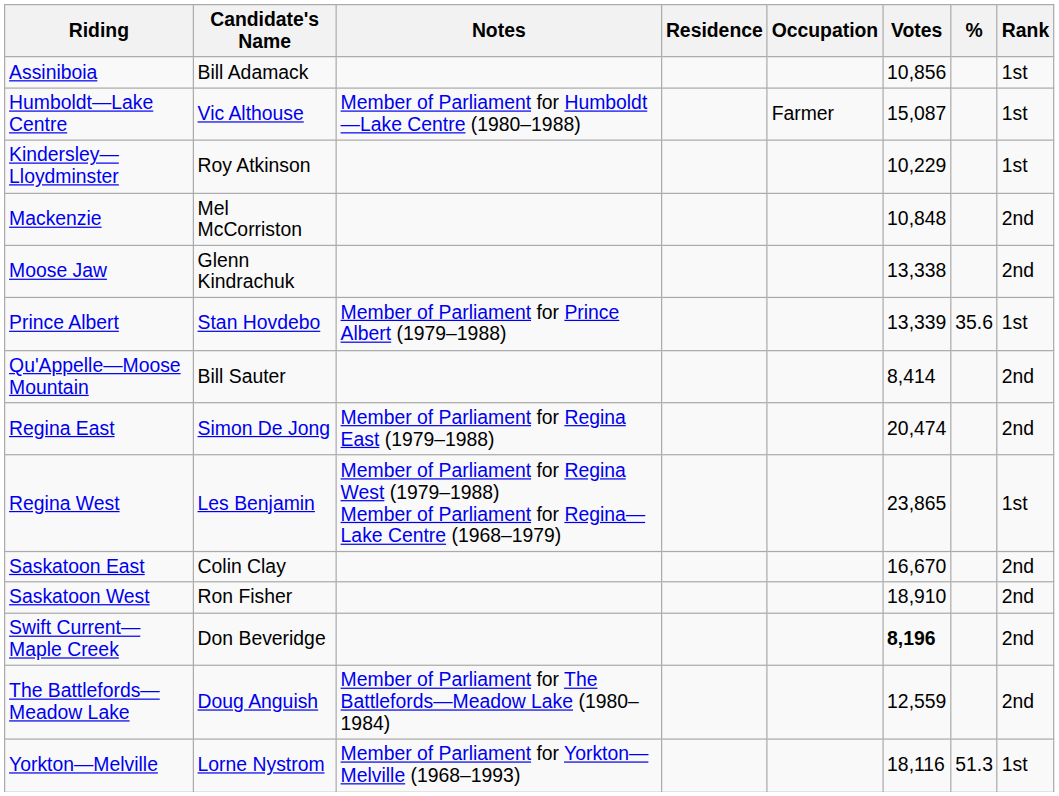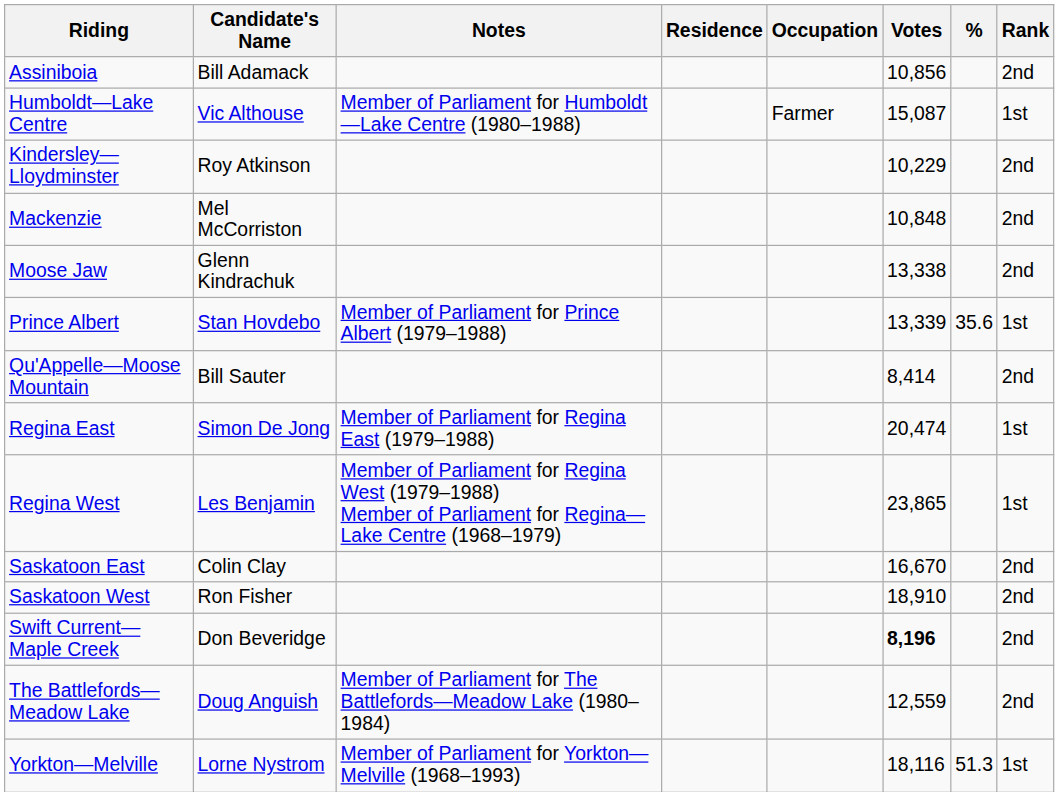(1015, 72) 1st -> (1018, 72) 2nd
(1015, 166) 1st -> (1018, 166) 2nd
(1018, 428) 2nd -> (1015, 428) 1st
